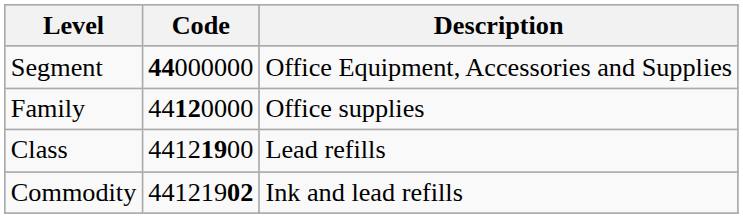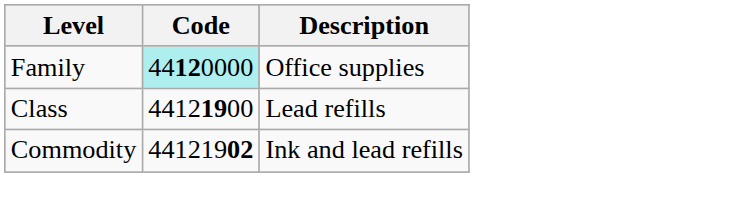- row: (57, 66)
(201, 108) no background -> (201, 66) paleturquoise background
